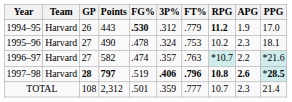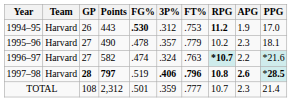(193, 27) .779 -> (193, 27) .753
(168, 43) .324 -> (168, 43) .357
(193, 43) .753 -> (193, 43) .779
(168, 58) .357 -> (168, 58) .324
(222, 58) normal -> (222, 58) bold
